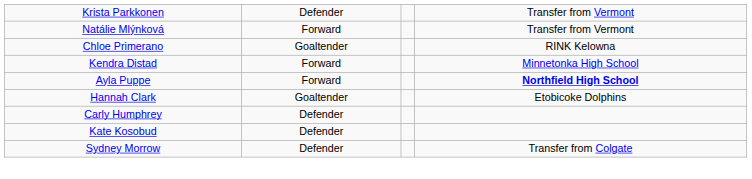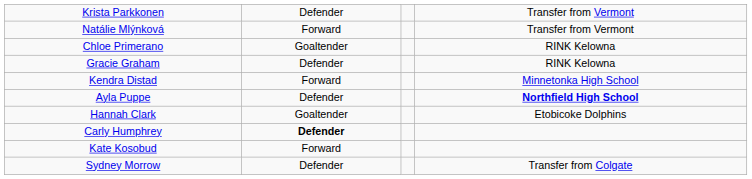+ row: (123, 64)
(321, 81) Forward -> (321, 98) Defender
(321, 115) normal -> (321, 132) bold
(321, 132) Defender -> (321, 149) Forward
